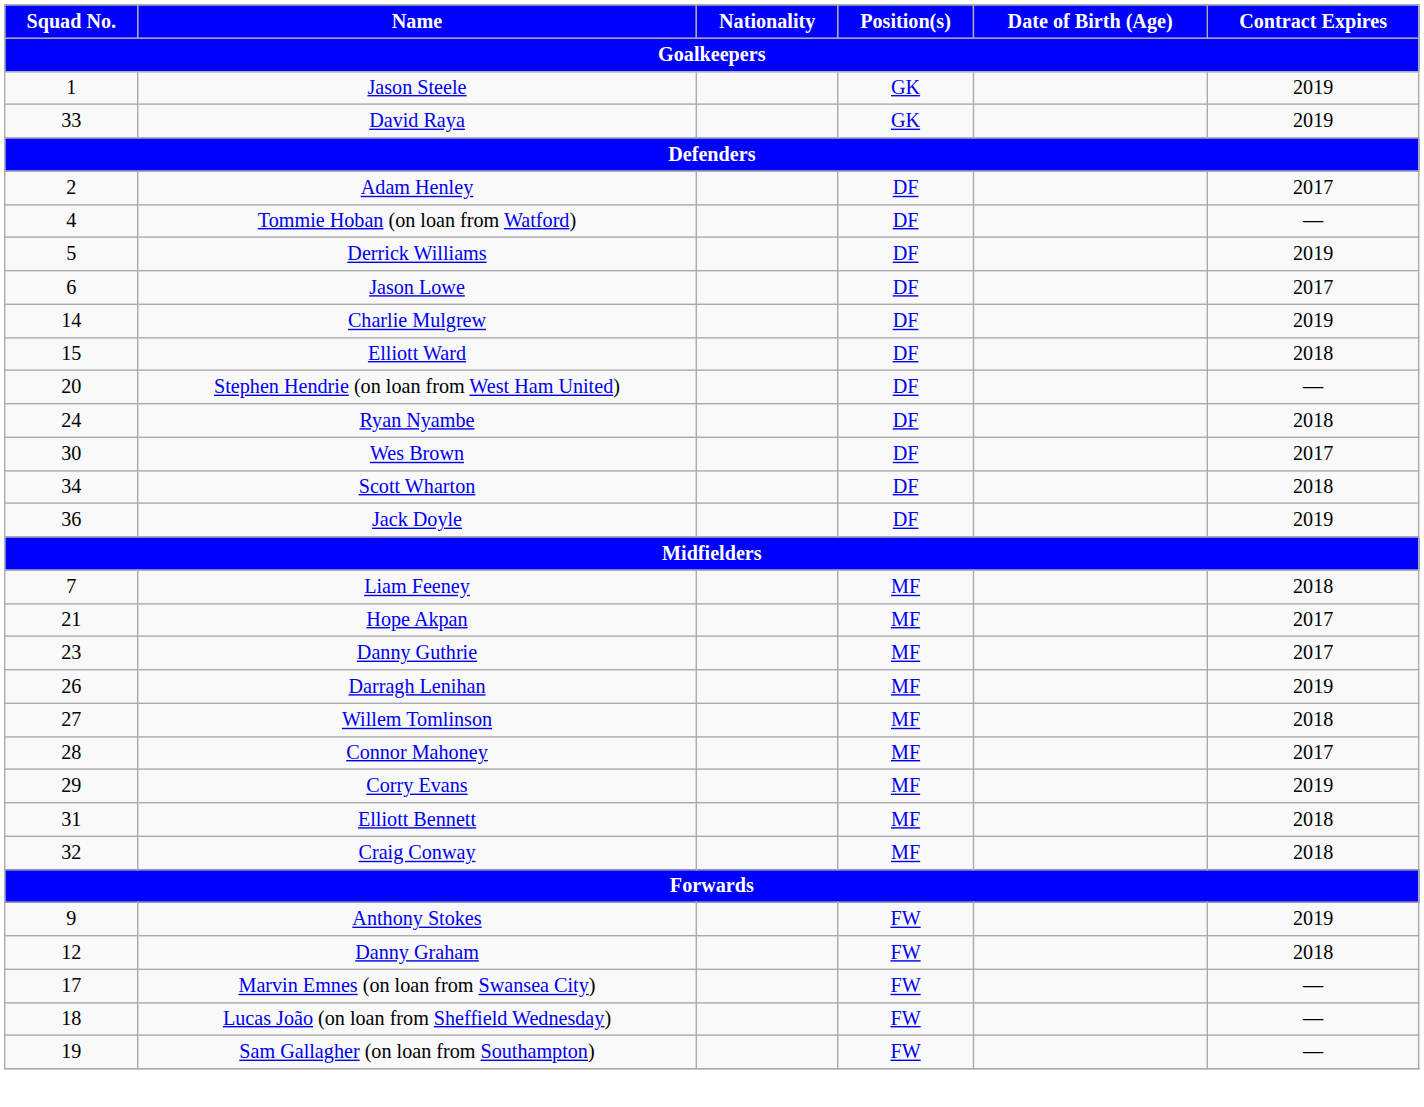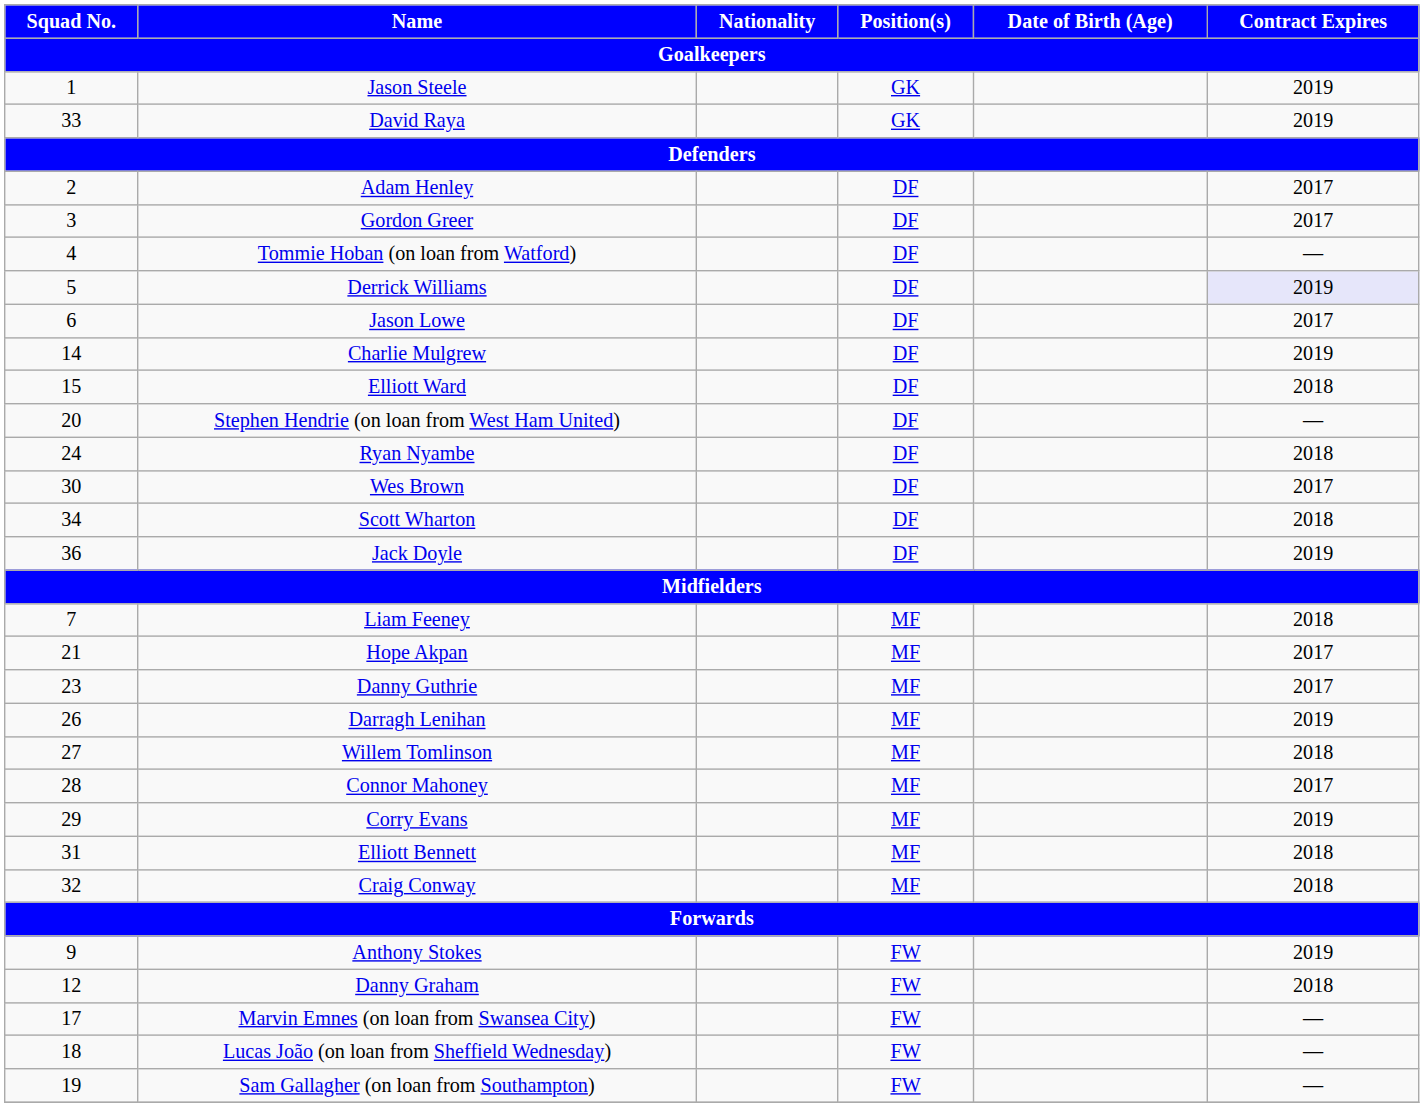+ row: (417, 221)
(1313, 254) no background -> (1313, 287) lavender background
